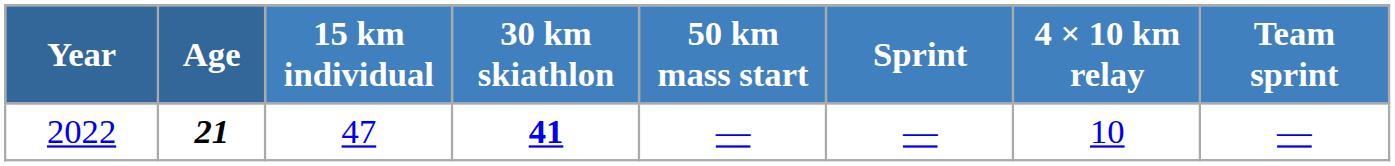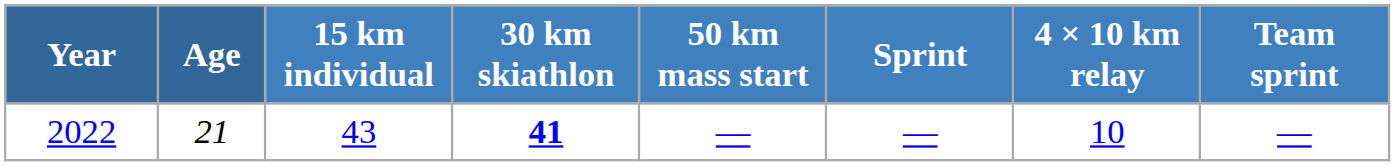(212, 131) bold -> (212, 131) normal
(359, 131) 47 -> (359, 131) 43
